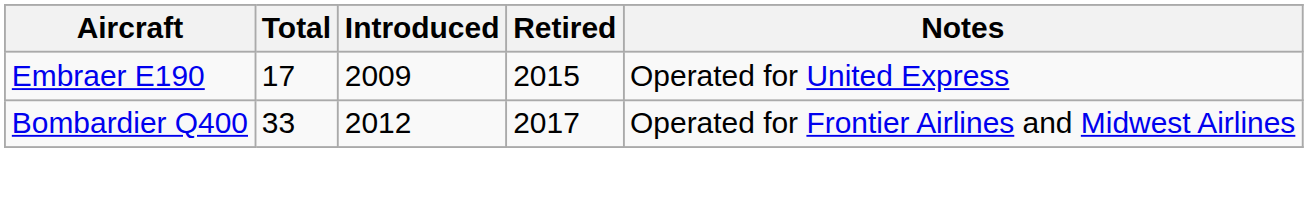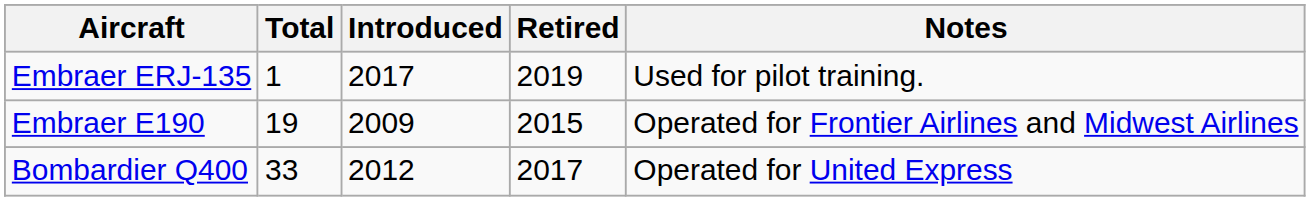+ row: (132, 75)
(278, 75) 17 -> (282, 123) 19
(820, 75) Operated for United Express -> (966, 123) Operated for Frontier Airlines and Midwest Airlines
(963, 123) Operated for Frontier Airlines and Midwest Airlines -> (823, 170) Operated for United Express
